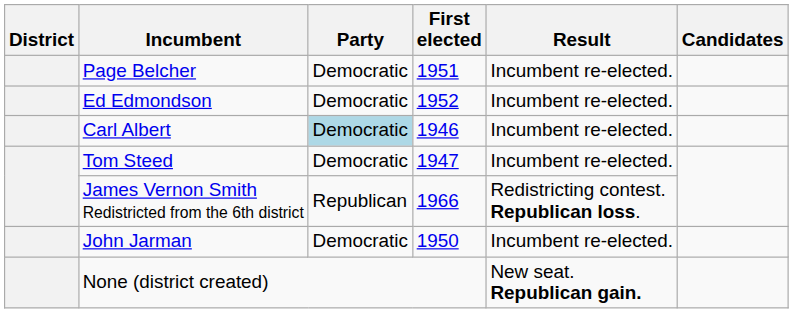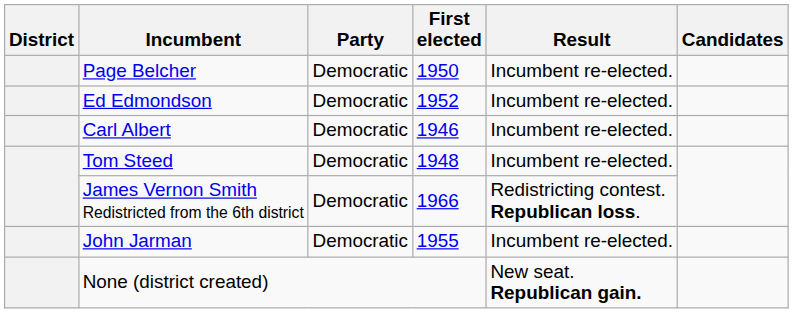(438, 70) 1951 -> (438, 70) 1950
(360, 130) lightblue background -> (360, 130) no background
(438, 160) 1947 -> (438, 160) 1948
(360, 201) Republican -> (360, 201) Democratic
(438, 241) 1950 -> (438, 241) 1955
